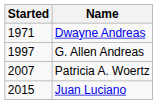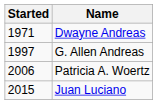(21, 71) 2007 -> (21, 71) 2006
